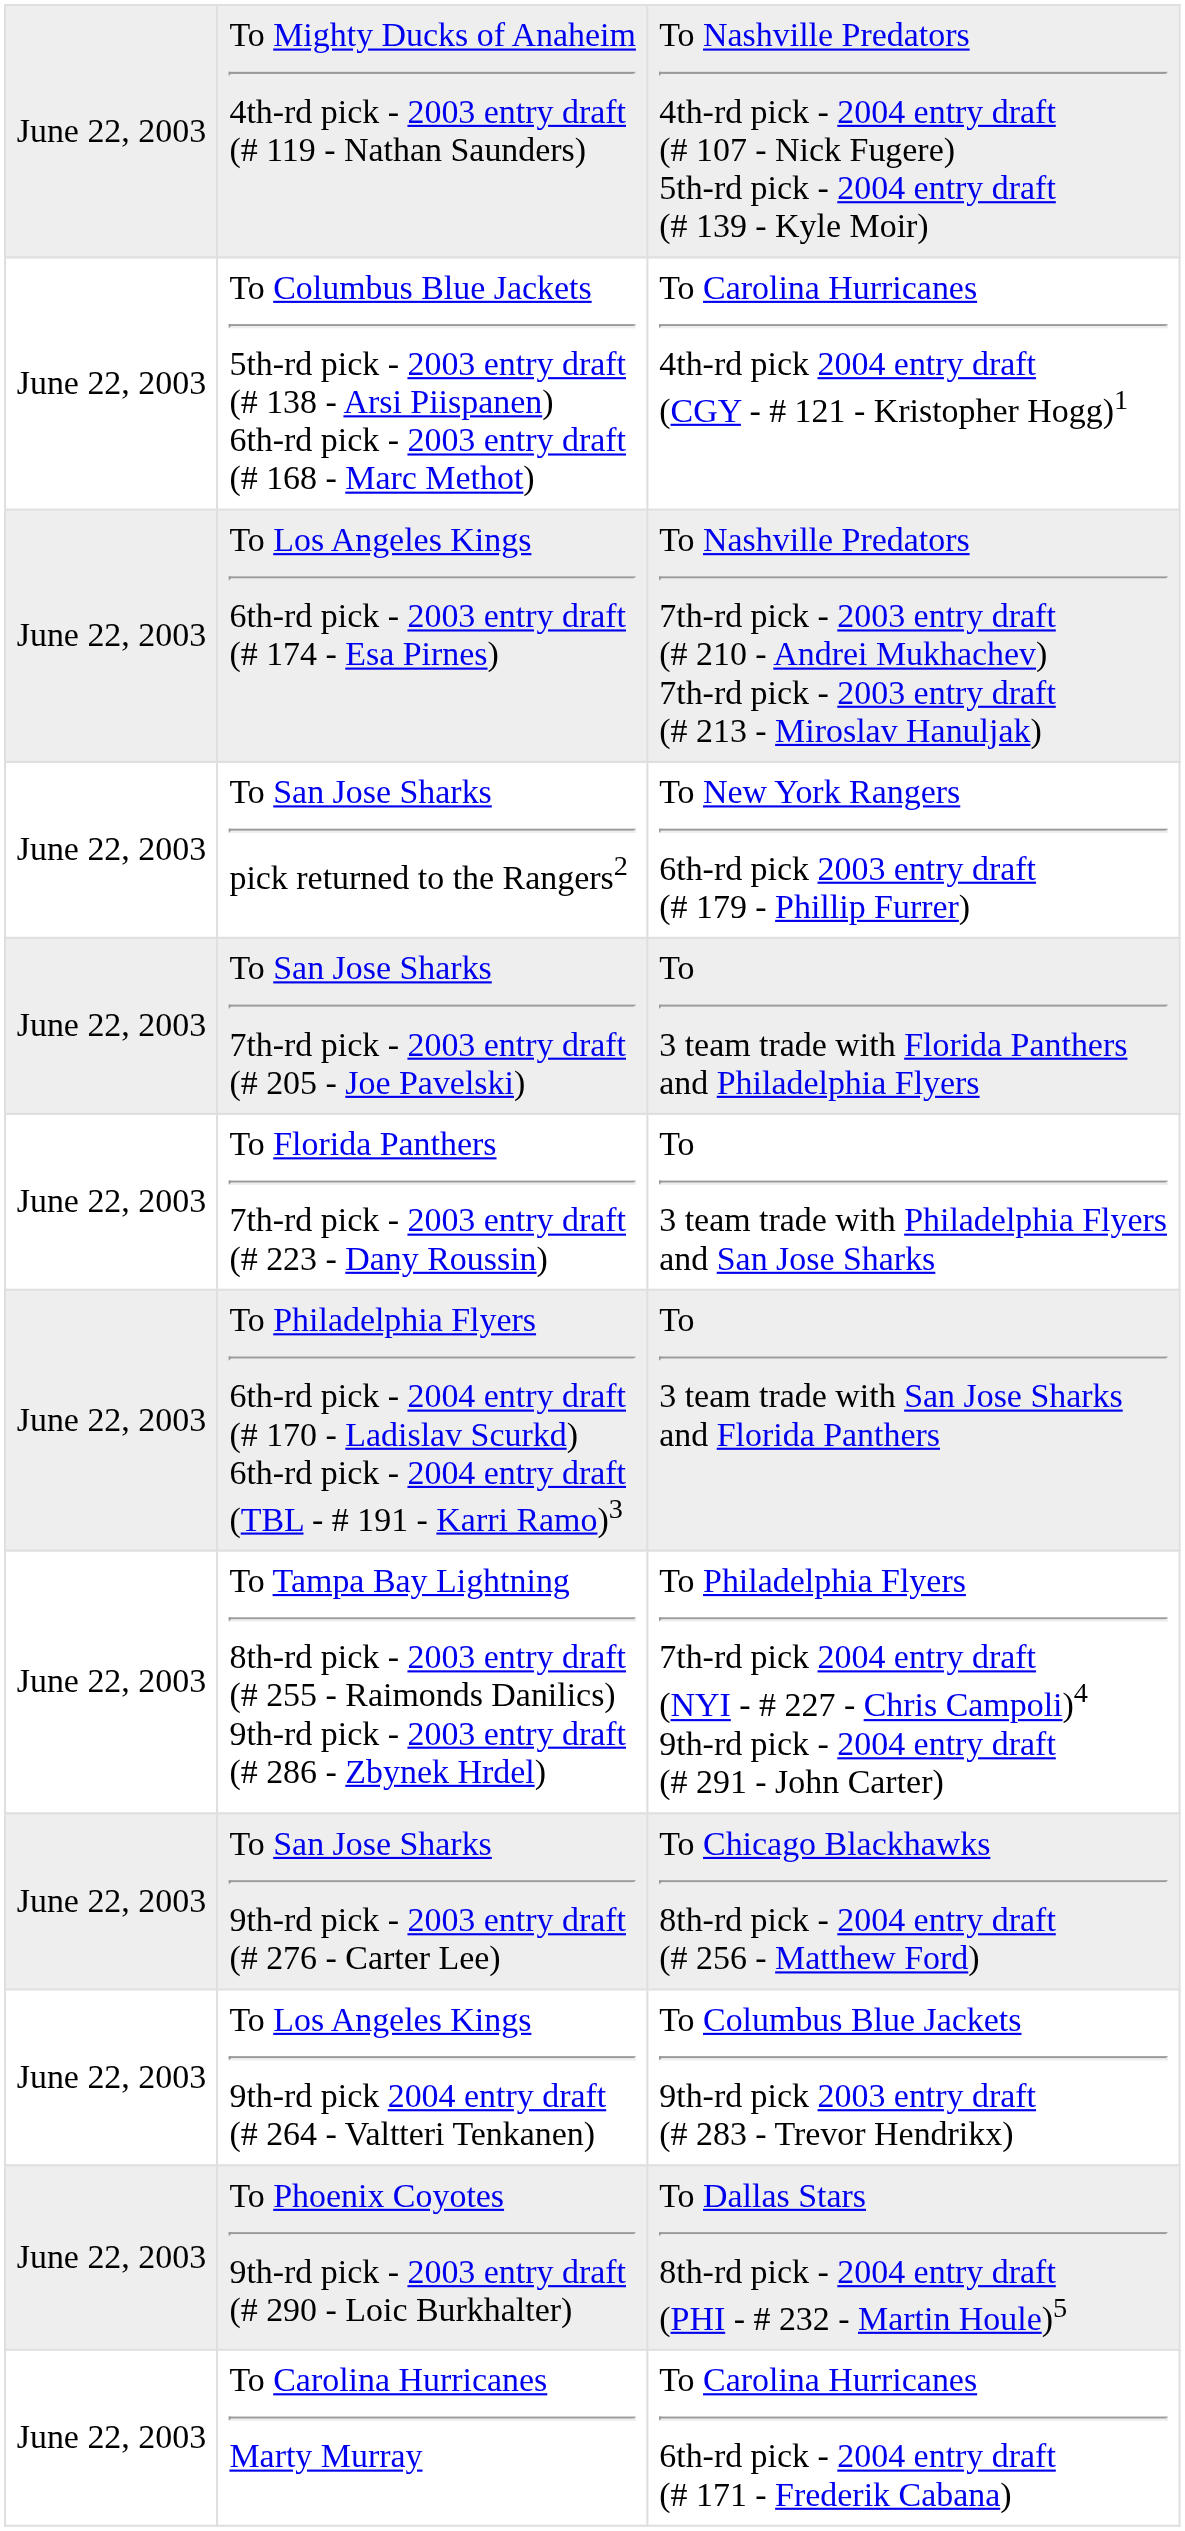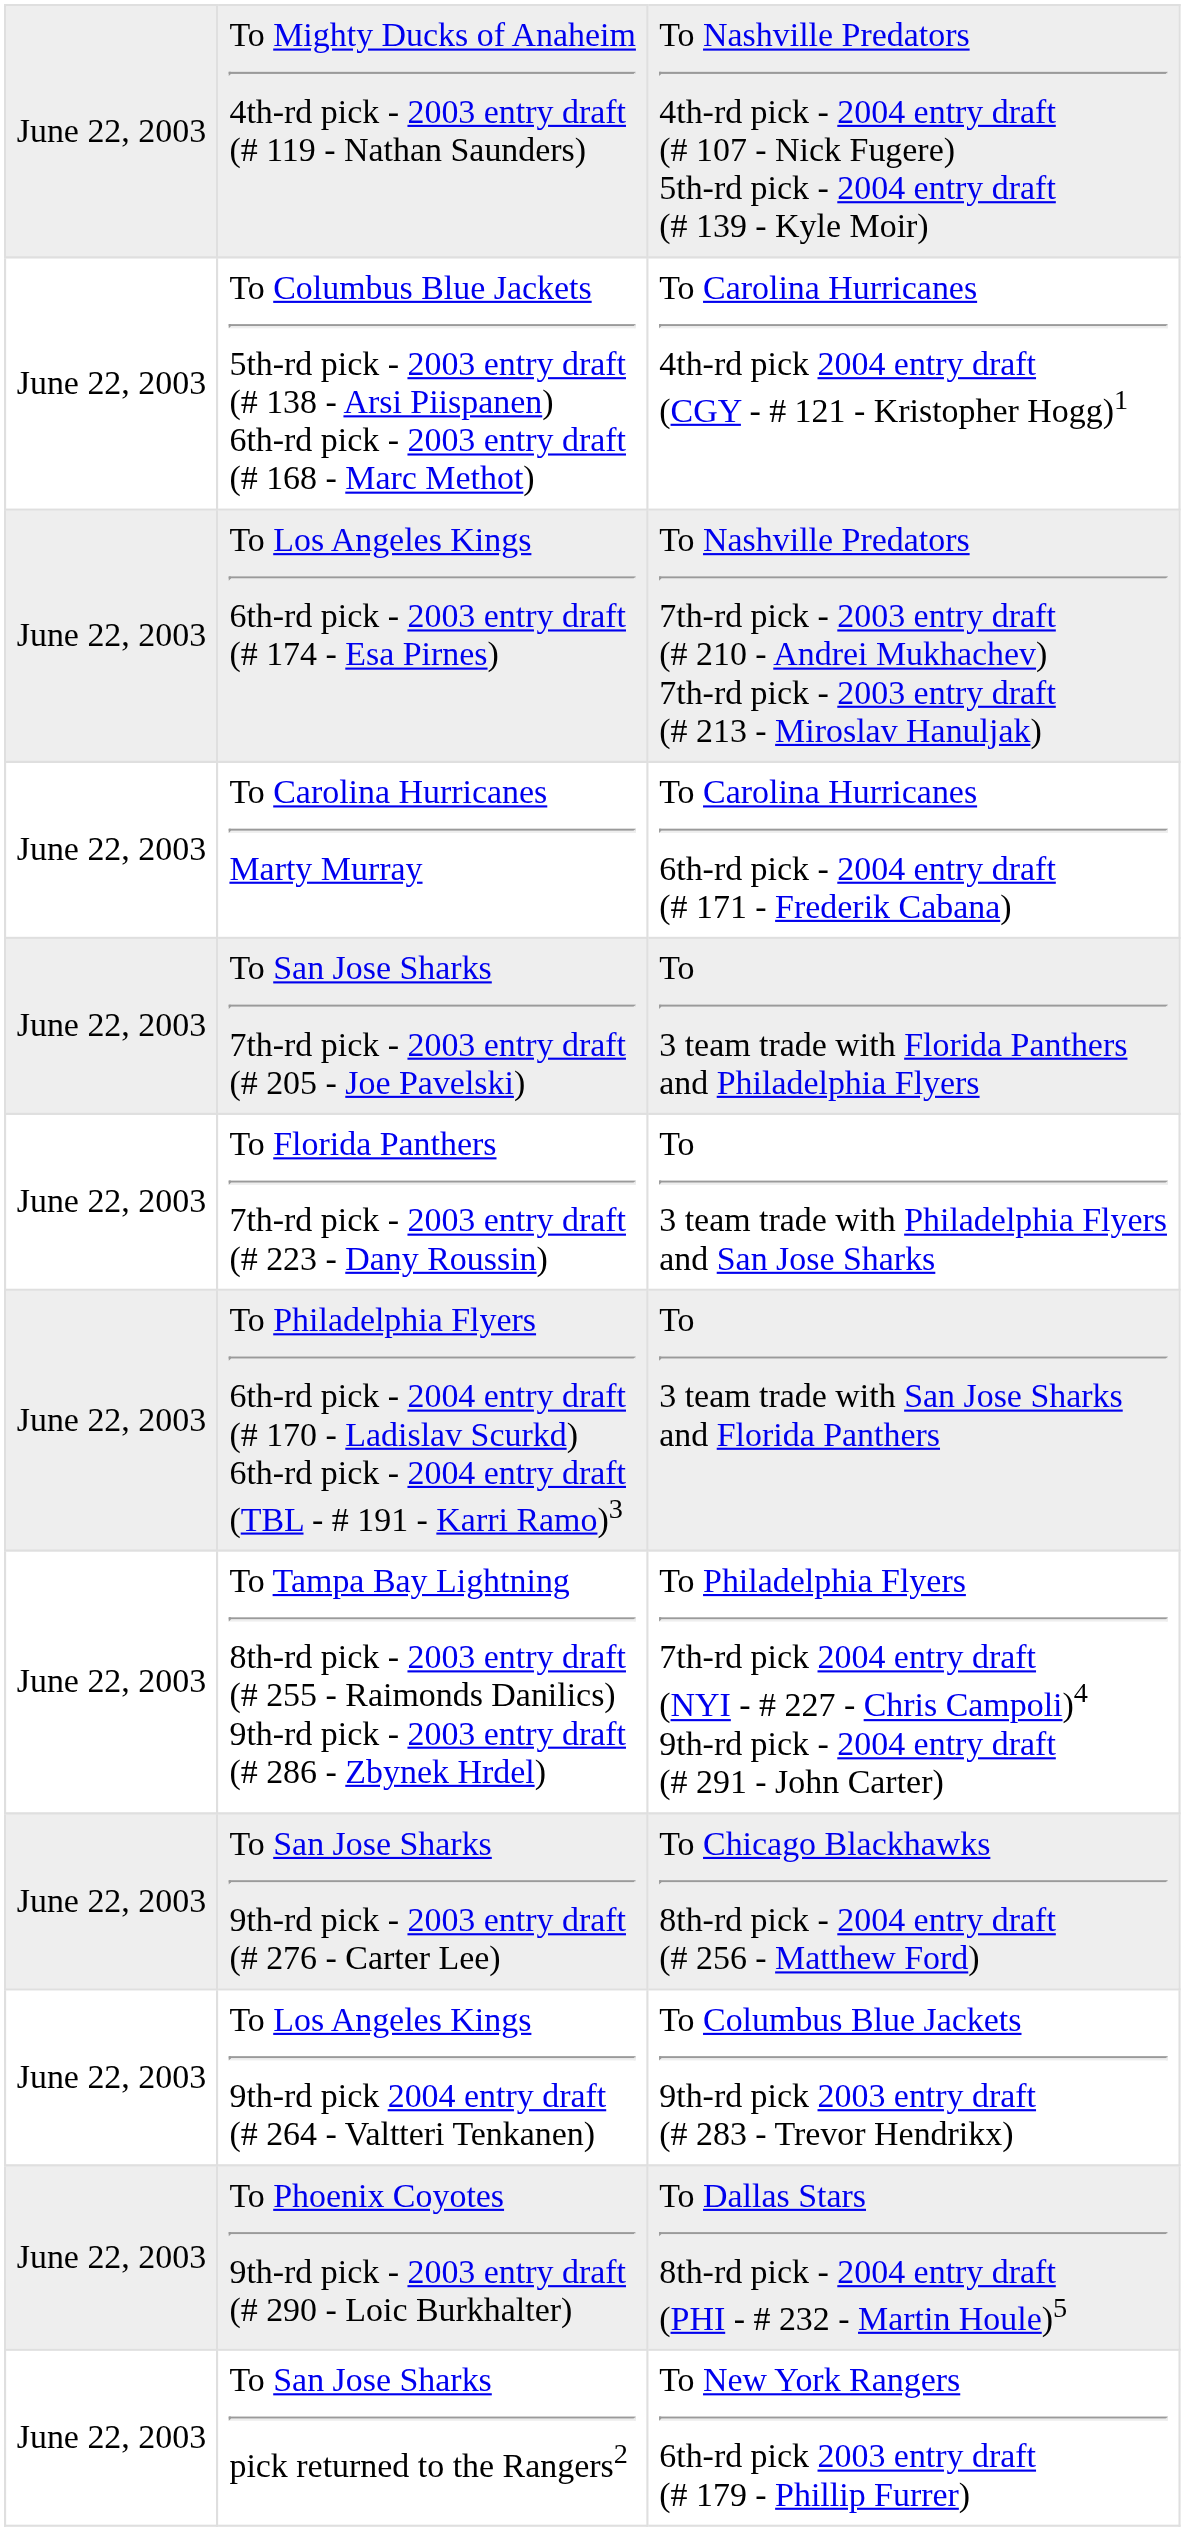rows swapped: (433, 834) <-> (433, 2418)
